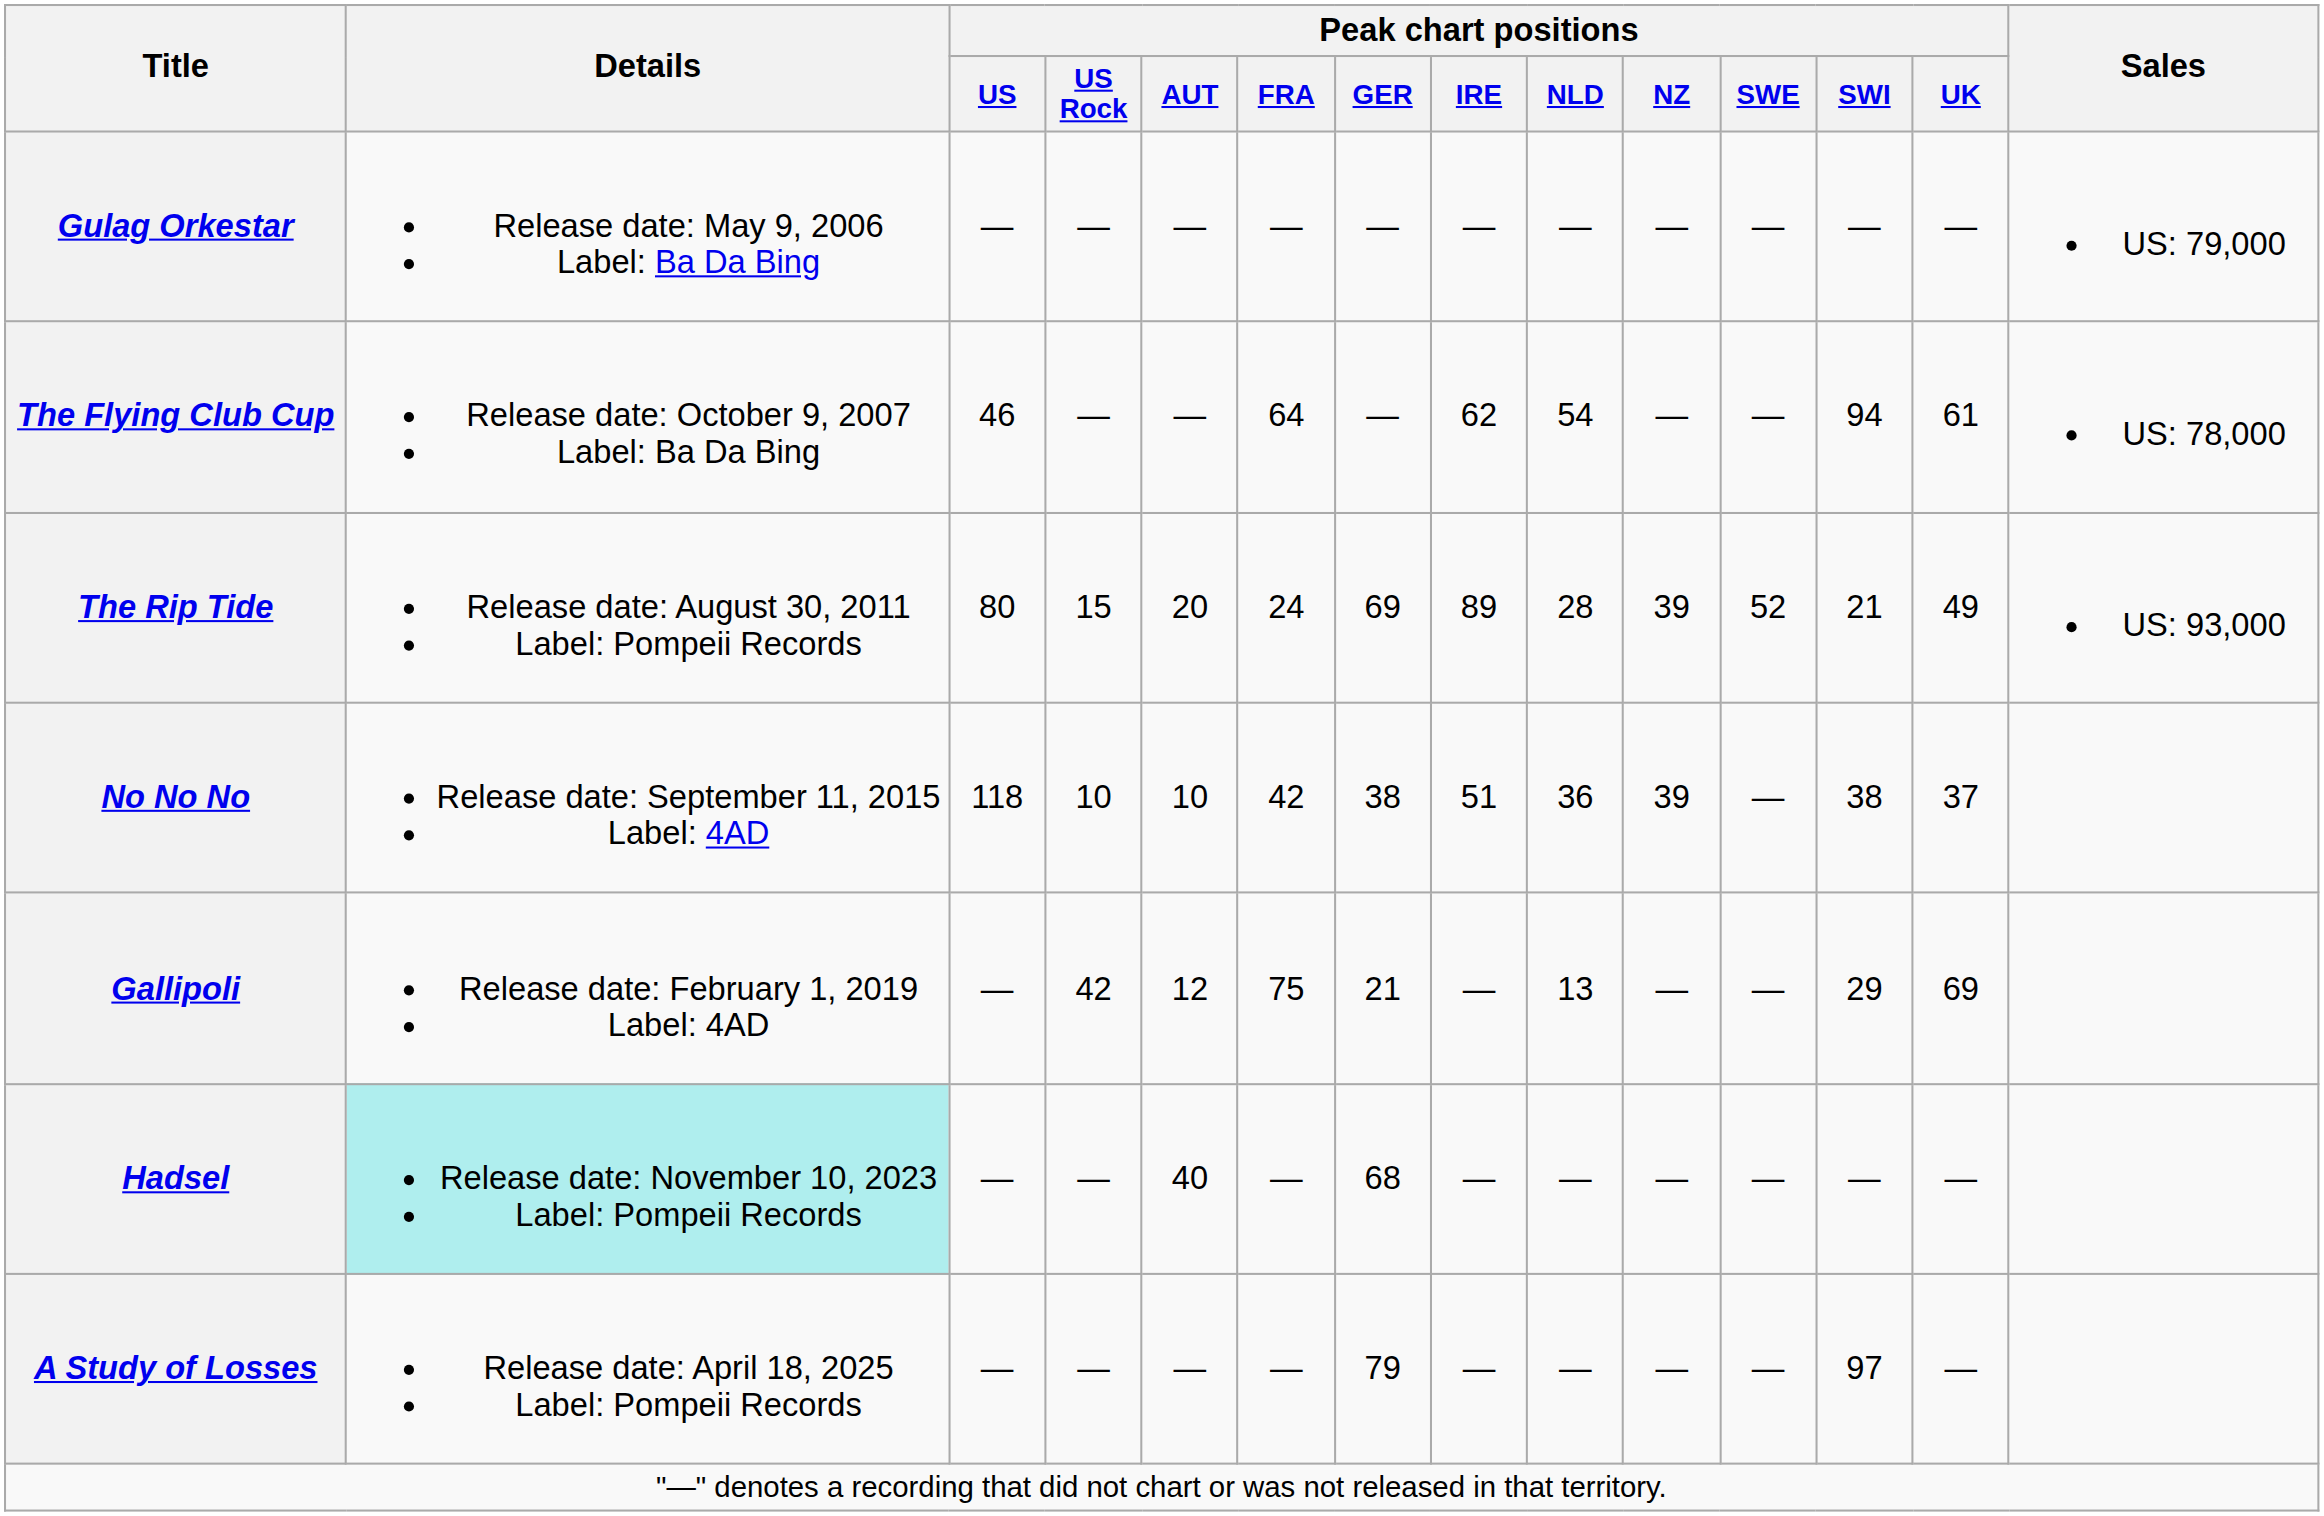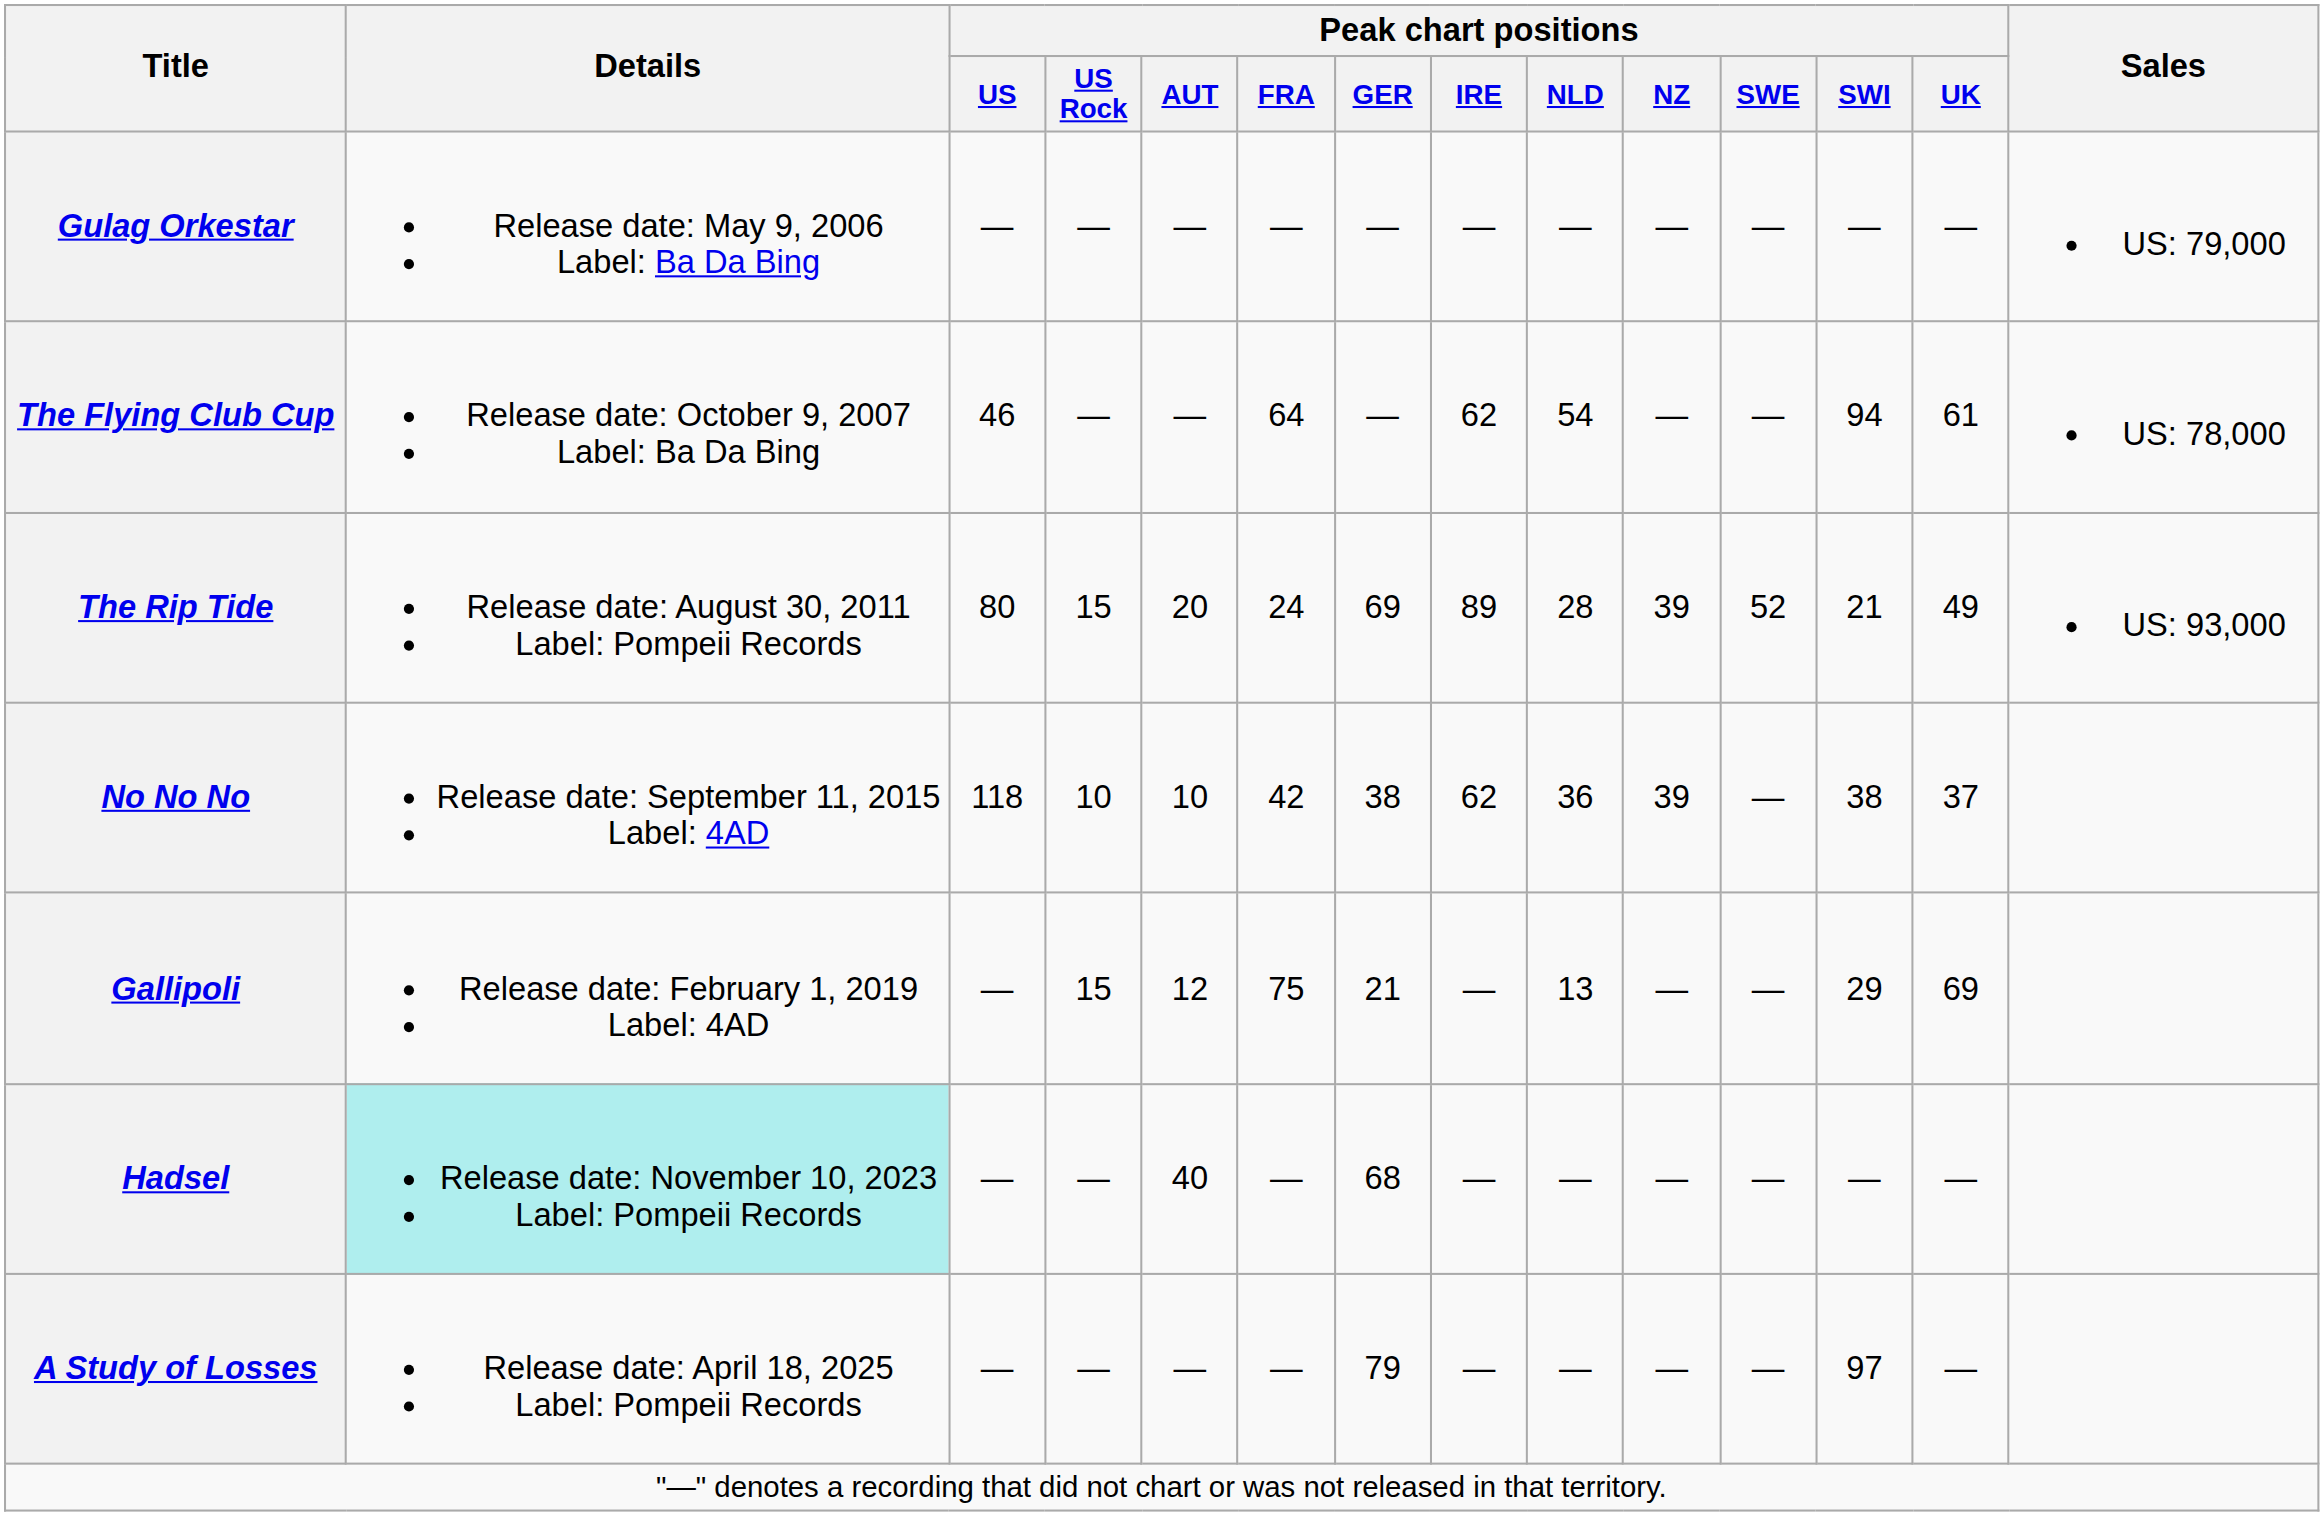(1479, 797) 51 -> (1479, 797) 62
(1094, 987) 42 -> (1094, 987) 15
